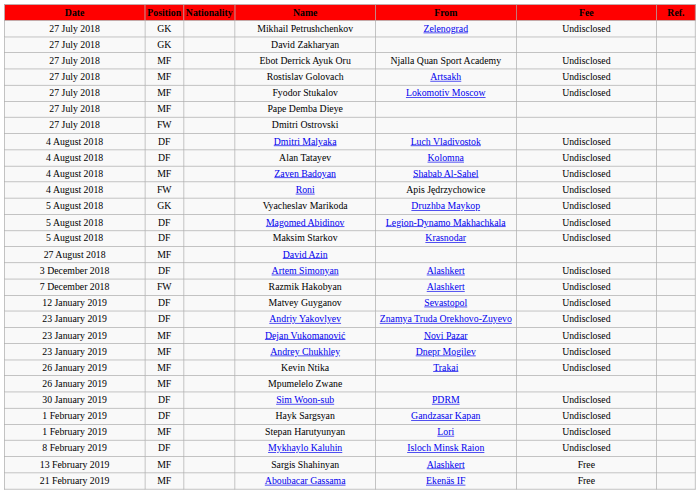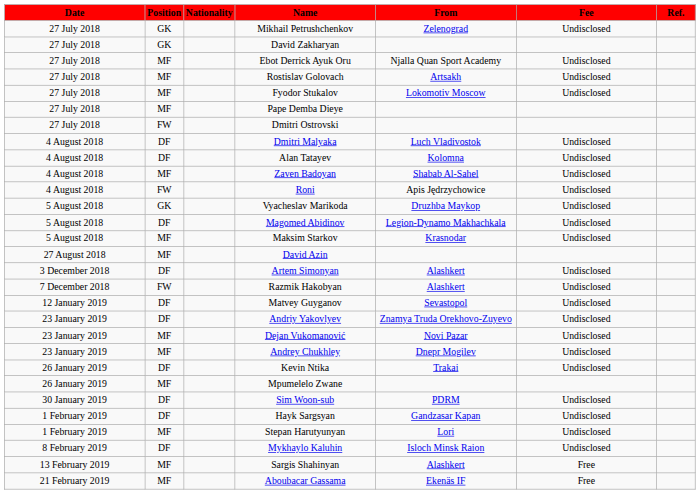(164, 239) DF -> (164, 239) MF
(164, 368) MF -> (164, 368) DF
